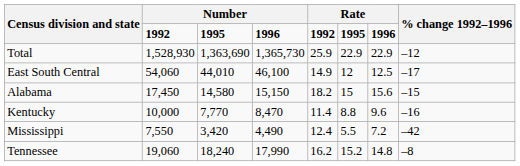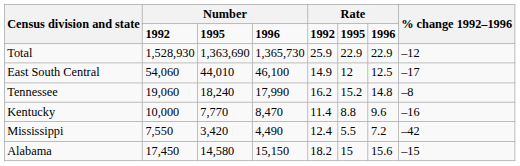rows swapped: (29, 92) <-> (32, 151)
